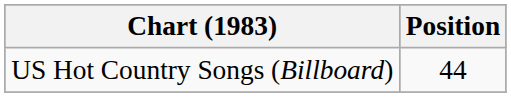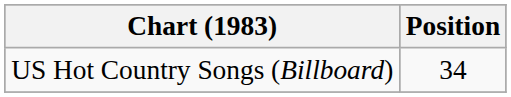(453, 69) 44 -> (453, 69) 34
